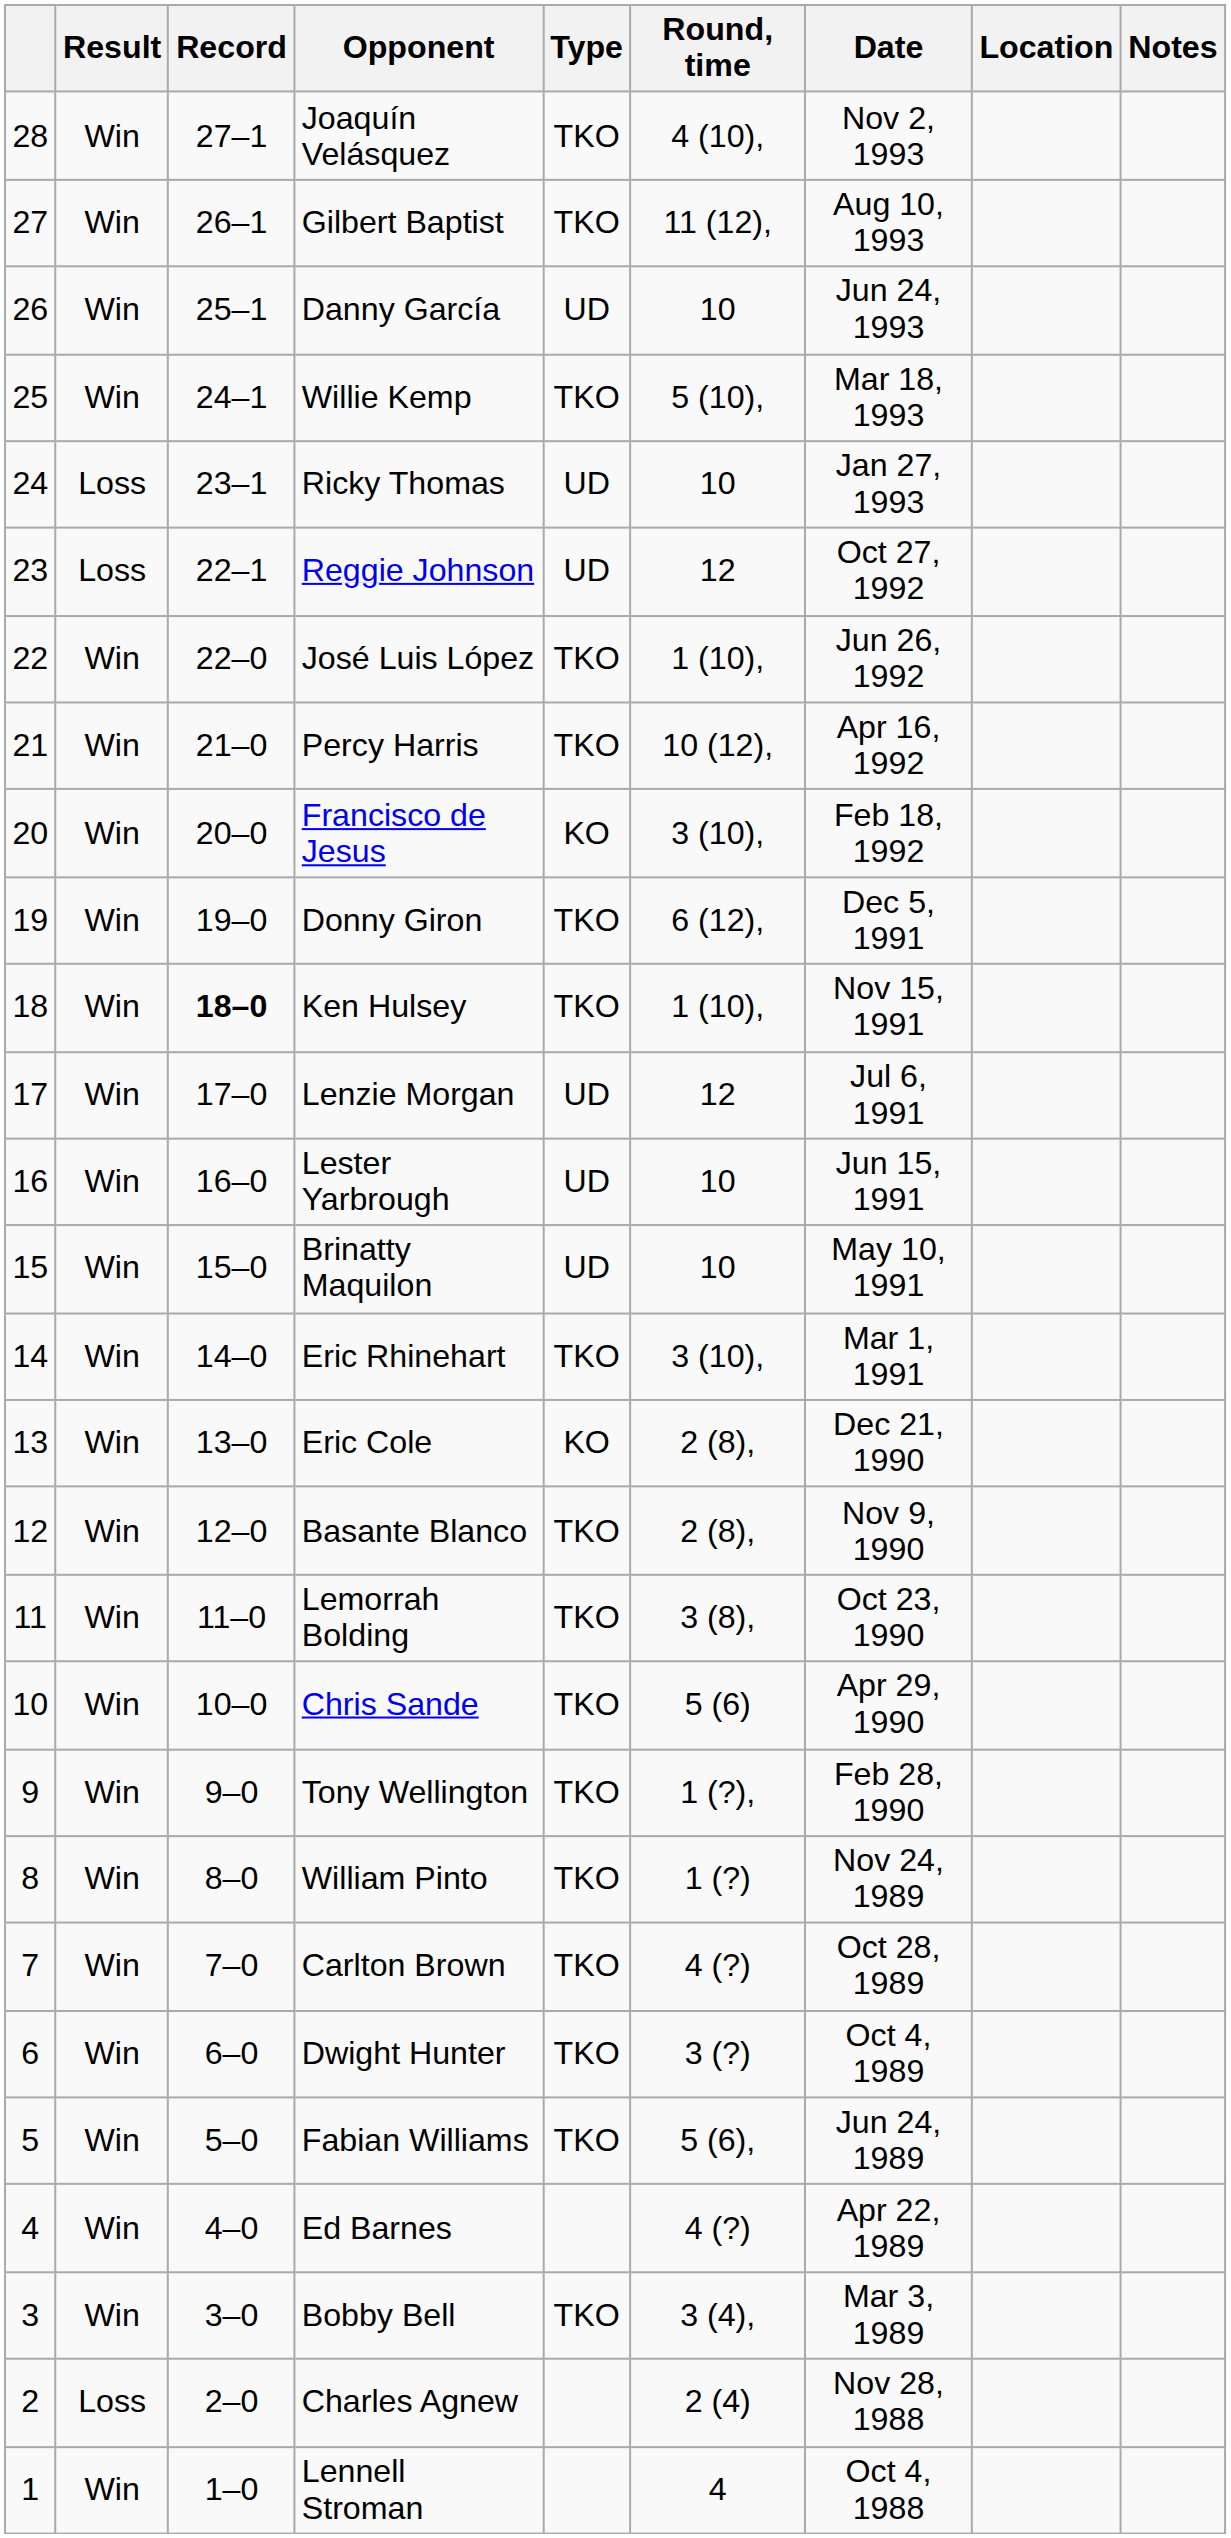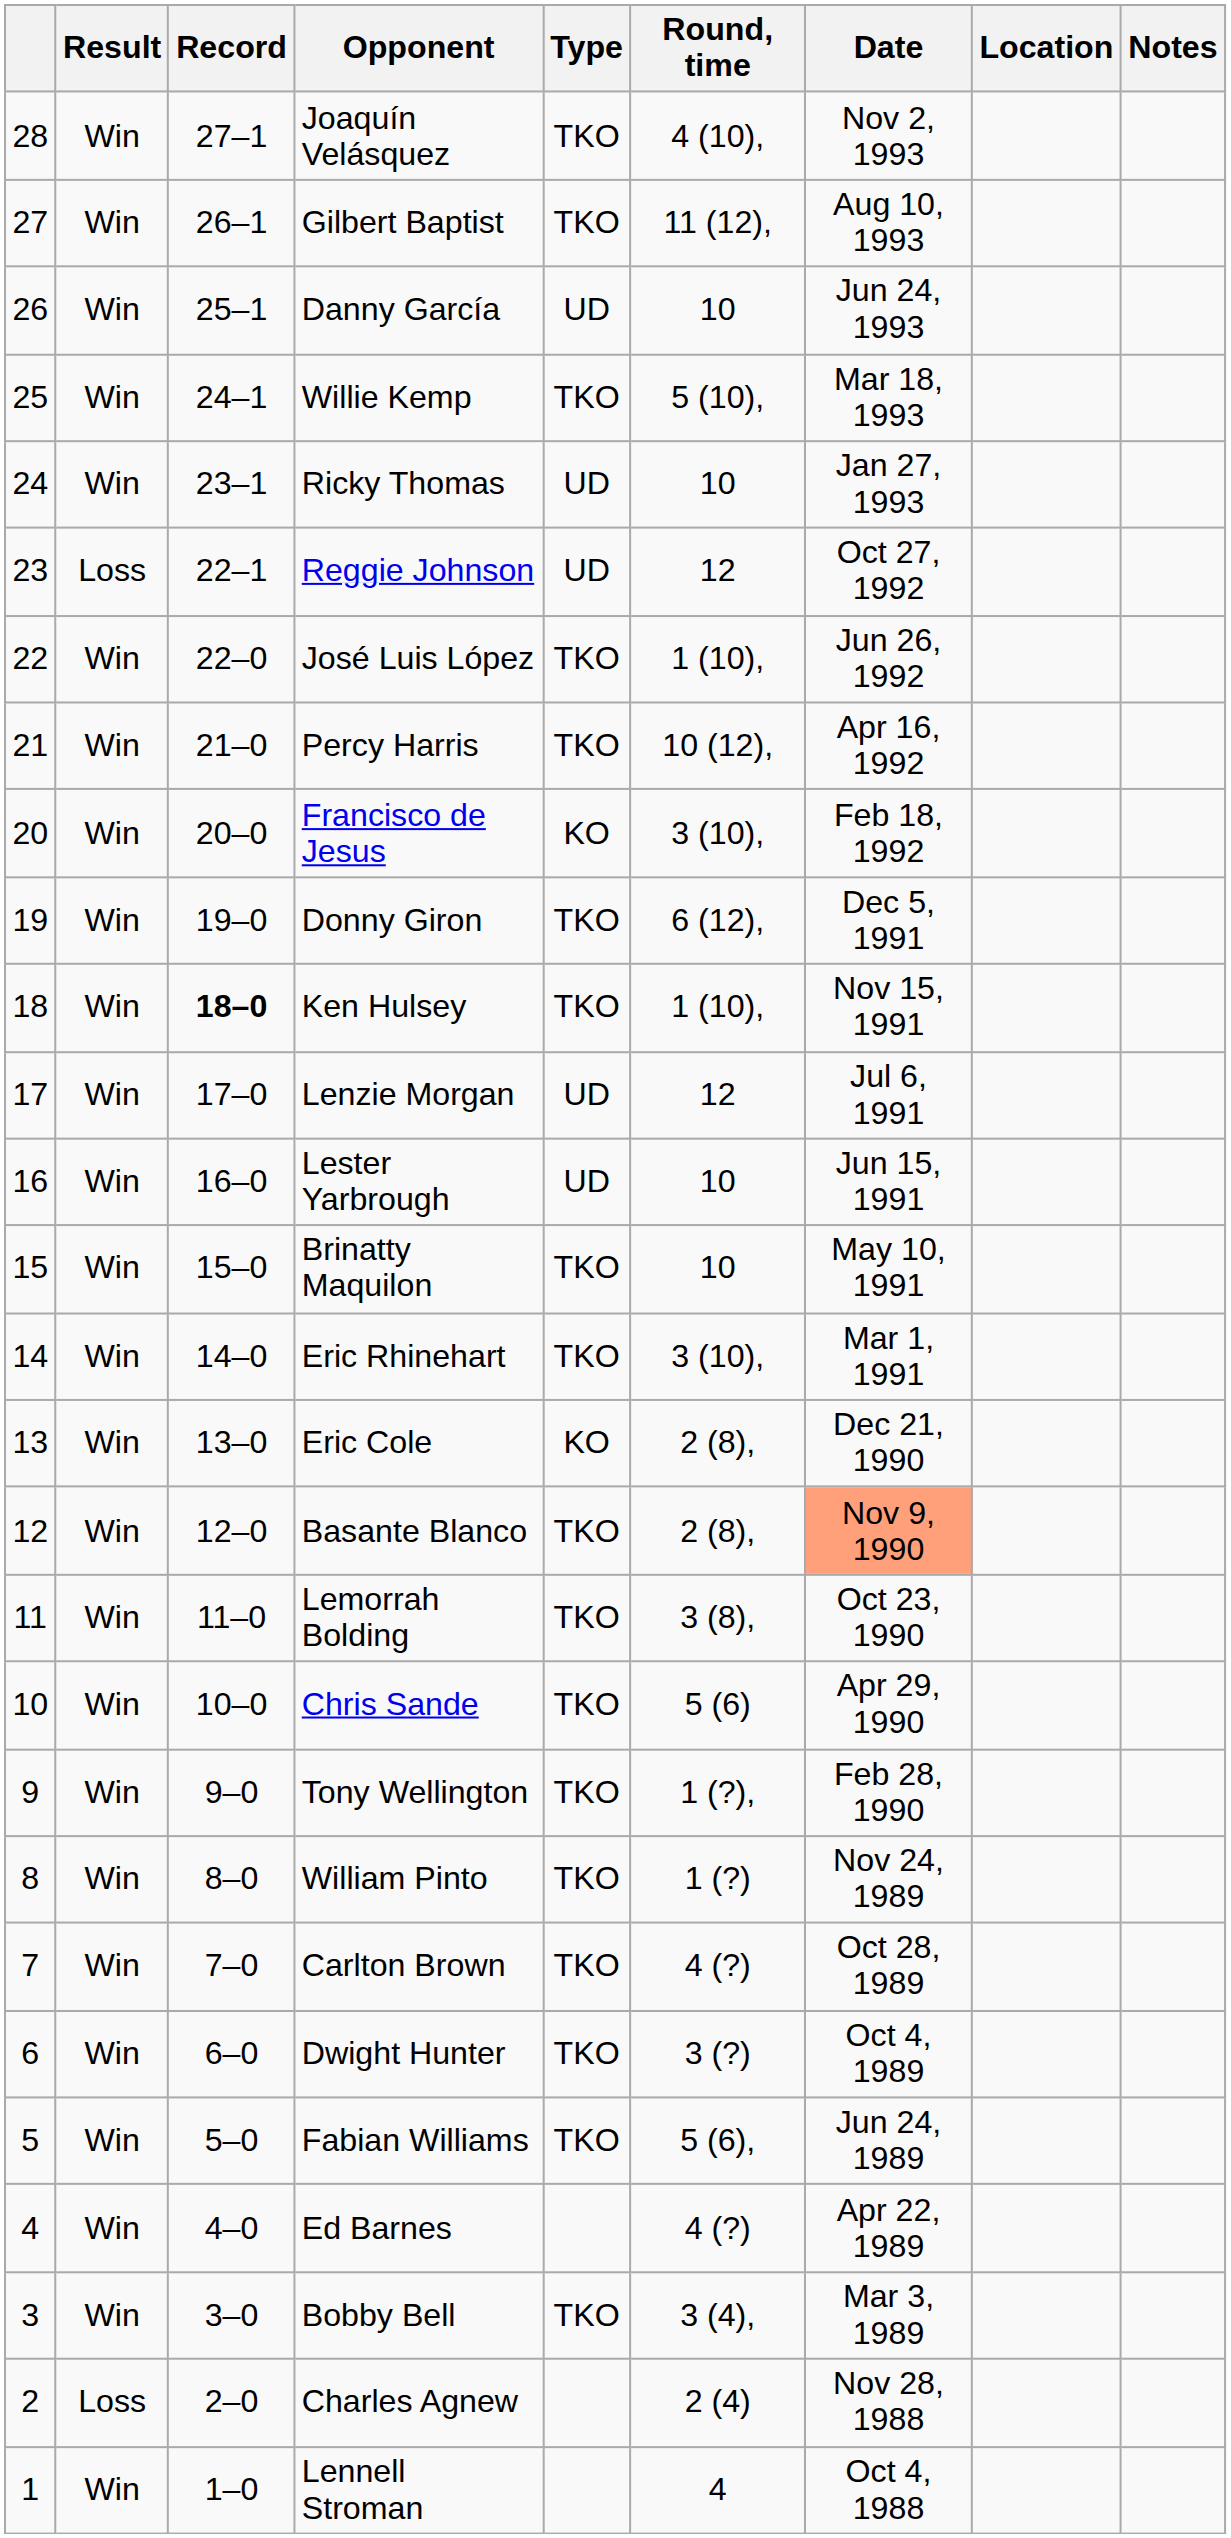(112, 484) Loss -> (112, 484) Win
(587, 1268) UD -> (587, 1268) TKO
(888, 1530) no background -> (888, 1530) lightsalmon background
